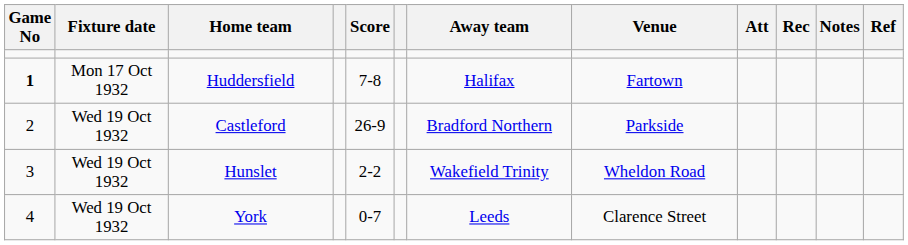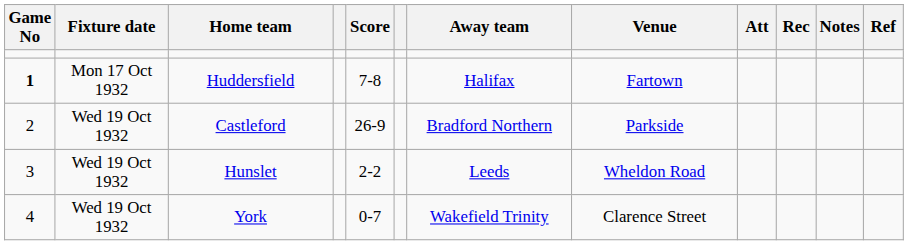(489, 171) Wakefield Trinity -> (489, 171) Leeds
(489, 217) Leeds -> (489, 217) Wakefield Trinity
